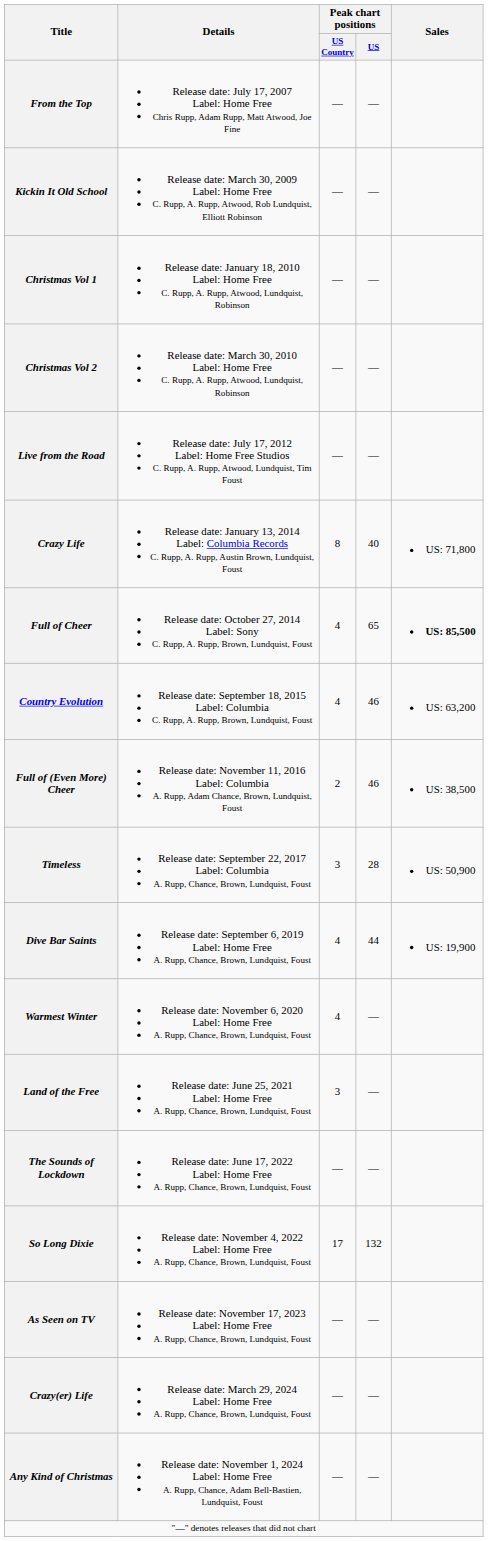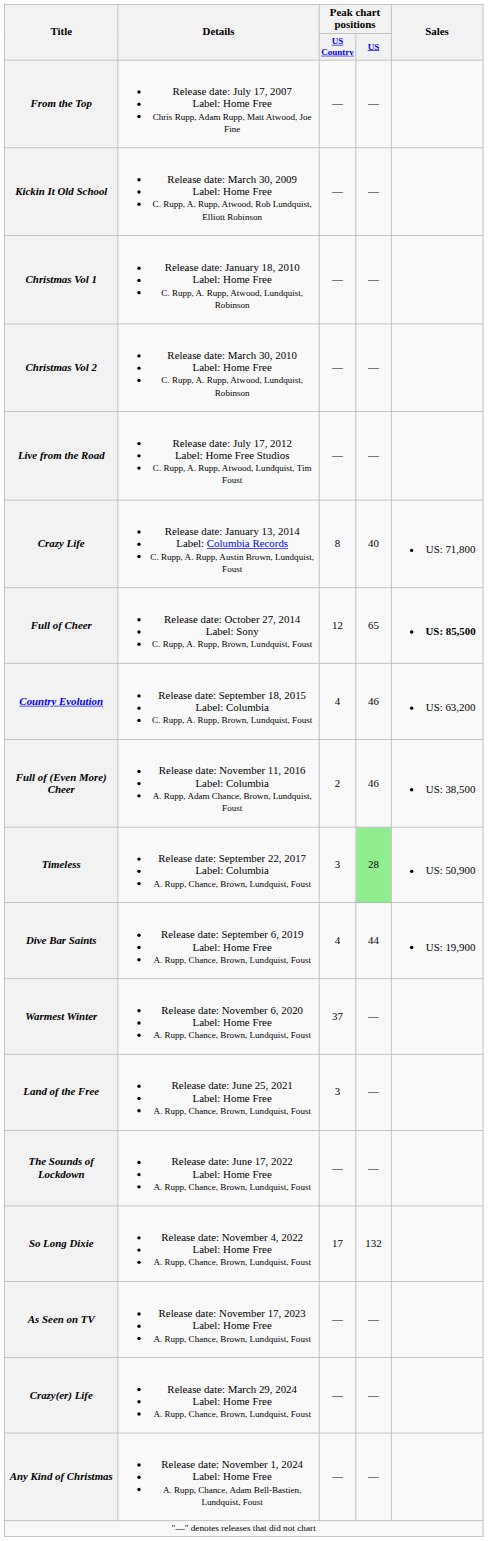(338, 625) 4 -> (338, 625) 12
(373, 865) no background -> (373, 865) lightgreen background
(338, 1016) 4 -> (338, 1016) 37
